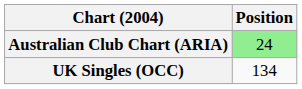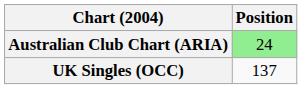(264, 70) 134 -> (264, 70) 137
